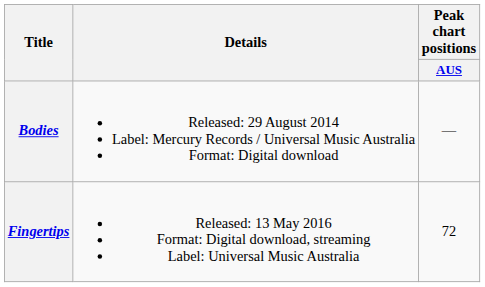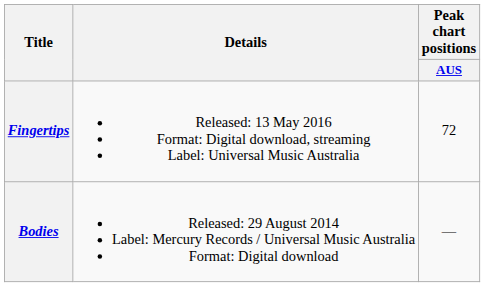rows swapped: (39, 131) <-> (39, 231)
